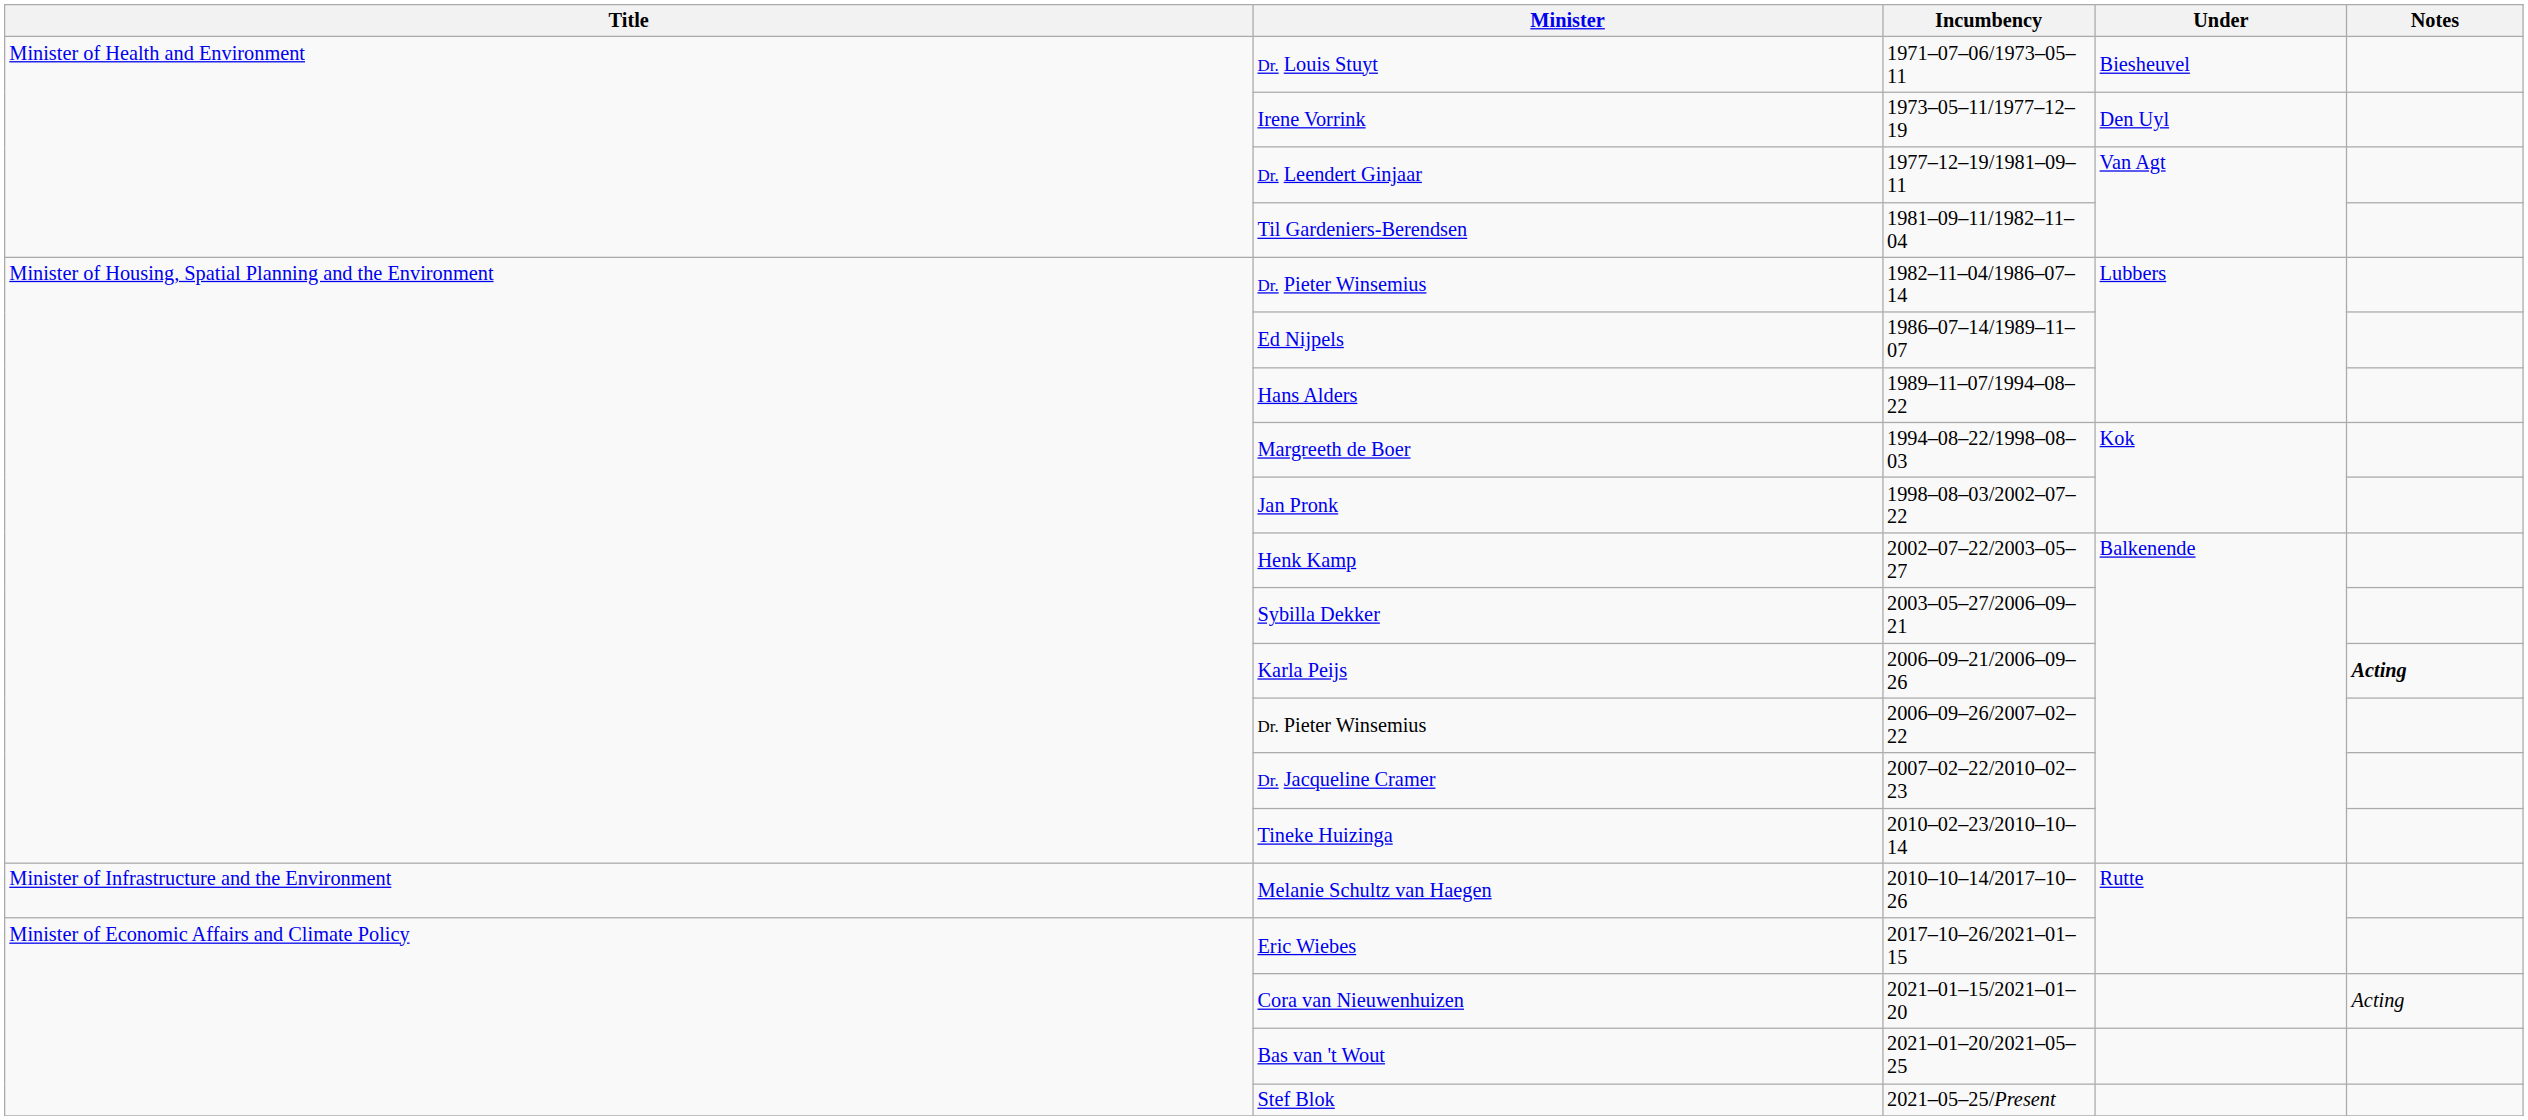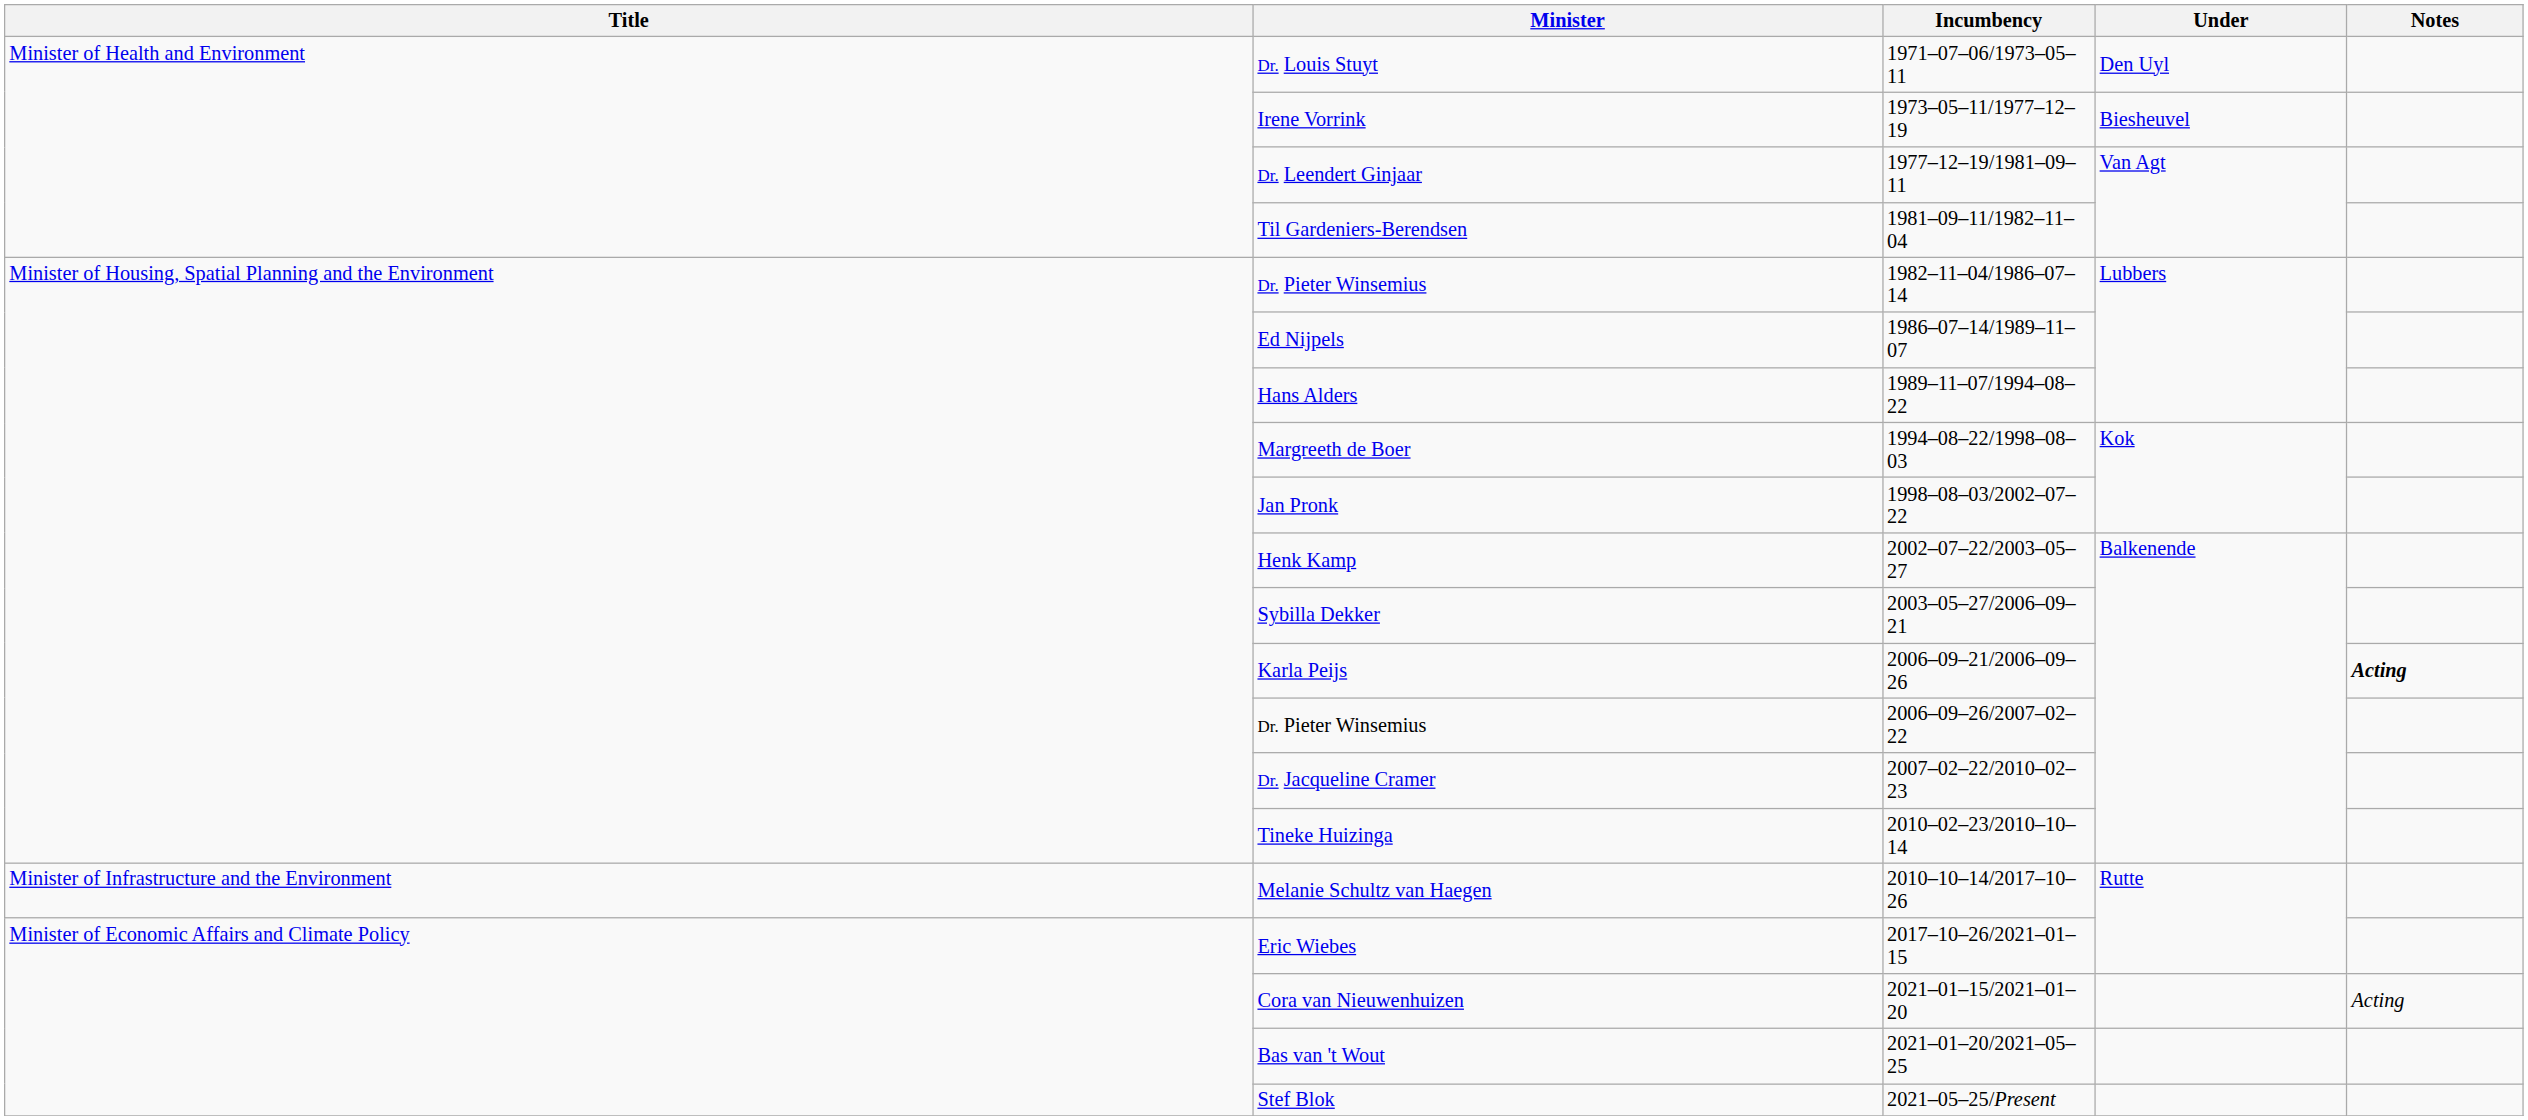(2145, 64) Biesheuvel -> (2134, 64) Den Uyl
(2134, 119) Den Uyl -> (2145, 119) Biesheuvel
